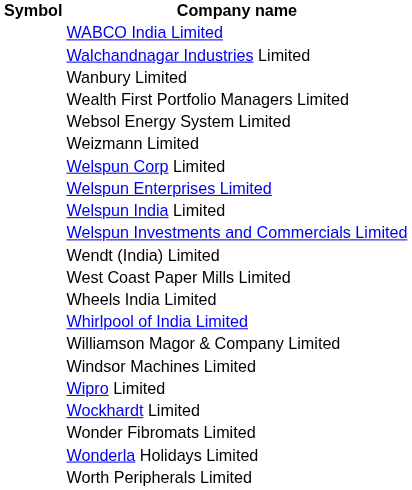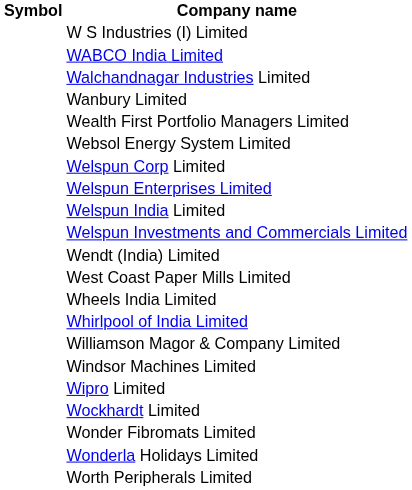+ row: (157, 33)
- row: (133, 144)
